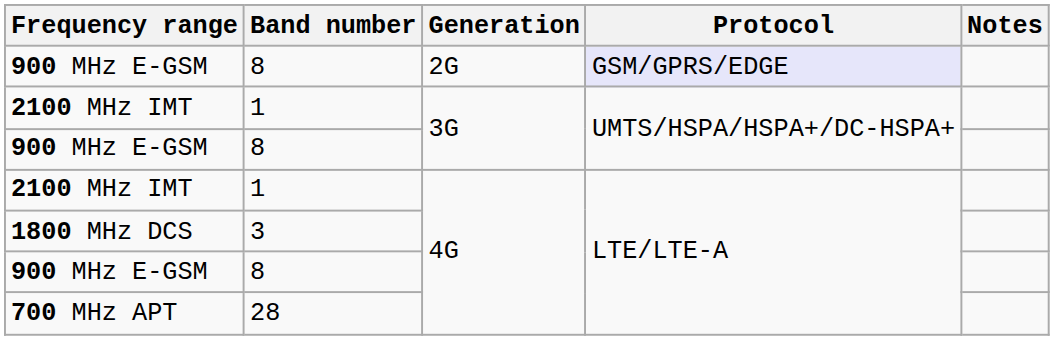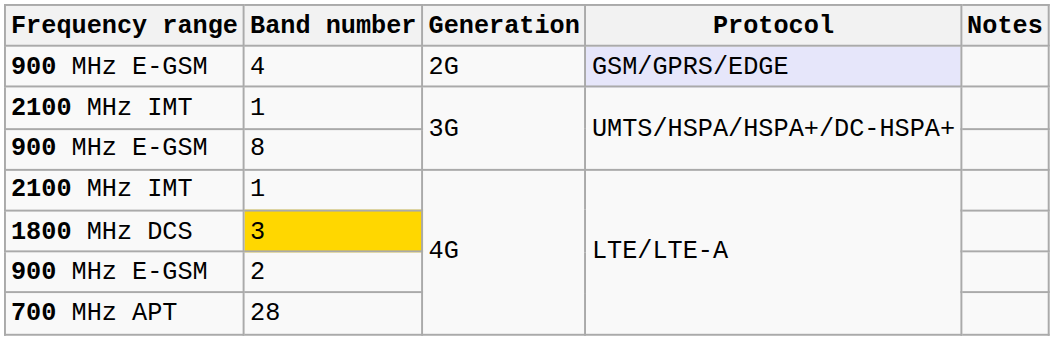(258, 67) 8 -> (258, 67) 4
(258, 231) no background -> (258, 231) gold background
(258, 272) 8 -> (258, 272) 2
